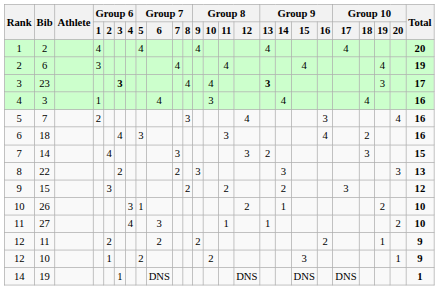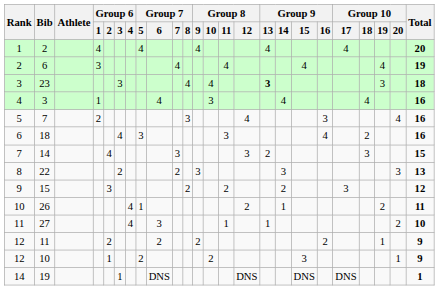(120, 83) bold -> (120, 83) normal
(420, 83) 17 -> (420, 83) 18
(131, 206) 3 -> (131, 206) 4
(420, 206) 10 -> (420, 206) 11
